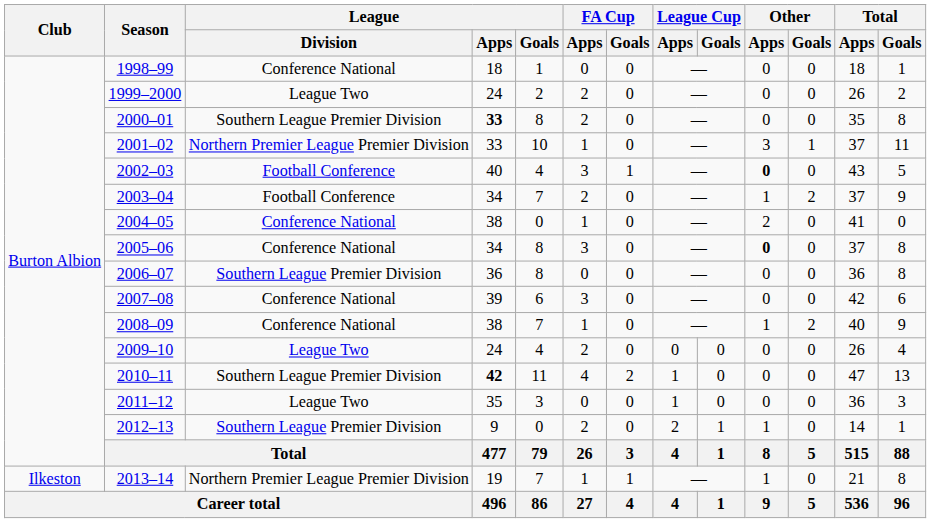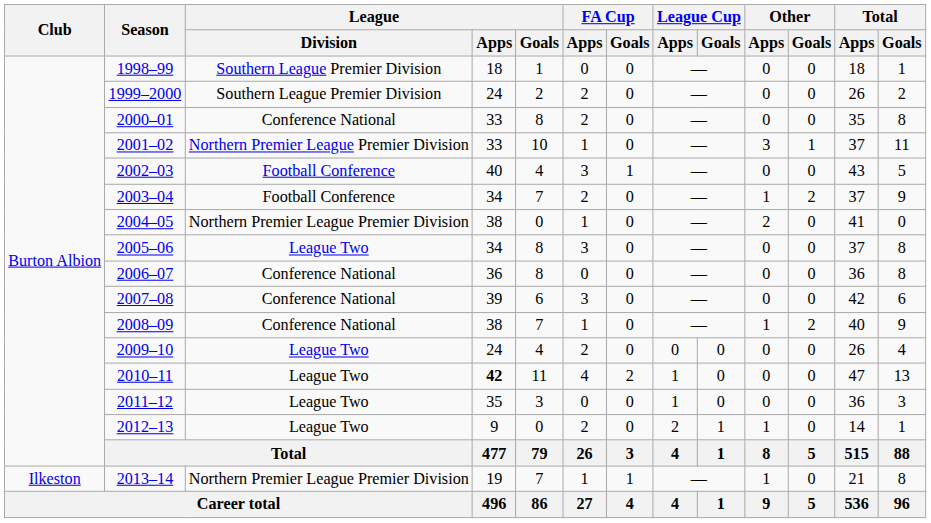(329, 68) Conference National -> (329, 68) Southern League Premier Division
(329, 94) League Two -> (329, 94) Southern League Premier Division
(329, 119) Southern League Premier Division -> (329, 119) Conference National
(494, 119) bold -> (494, 119) normal
(766, 171) bold -> (766, 171) normal
(329, 222) Conference National -> (329, 222) Northern Premier League Premier Division
(329, 247) Conference National -> (329, 247) League Two
(766, 247) bold -> (766, 247) normal
(329, 273) Southern League Premier Division -> (329, 273) Conference National
(329, 376) Southern League Premier Division -> (329, 376) League Two
(329, 427) Southern League Premier Division -> (329, 427) League Two
